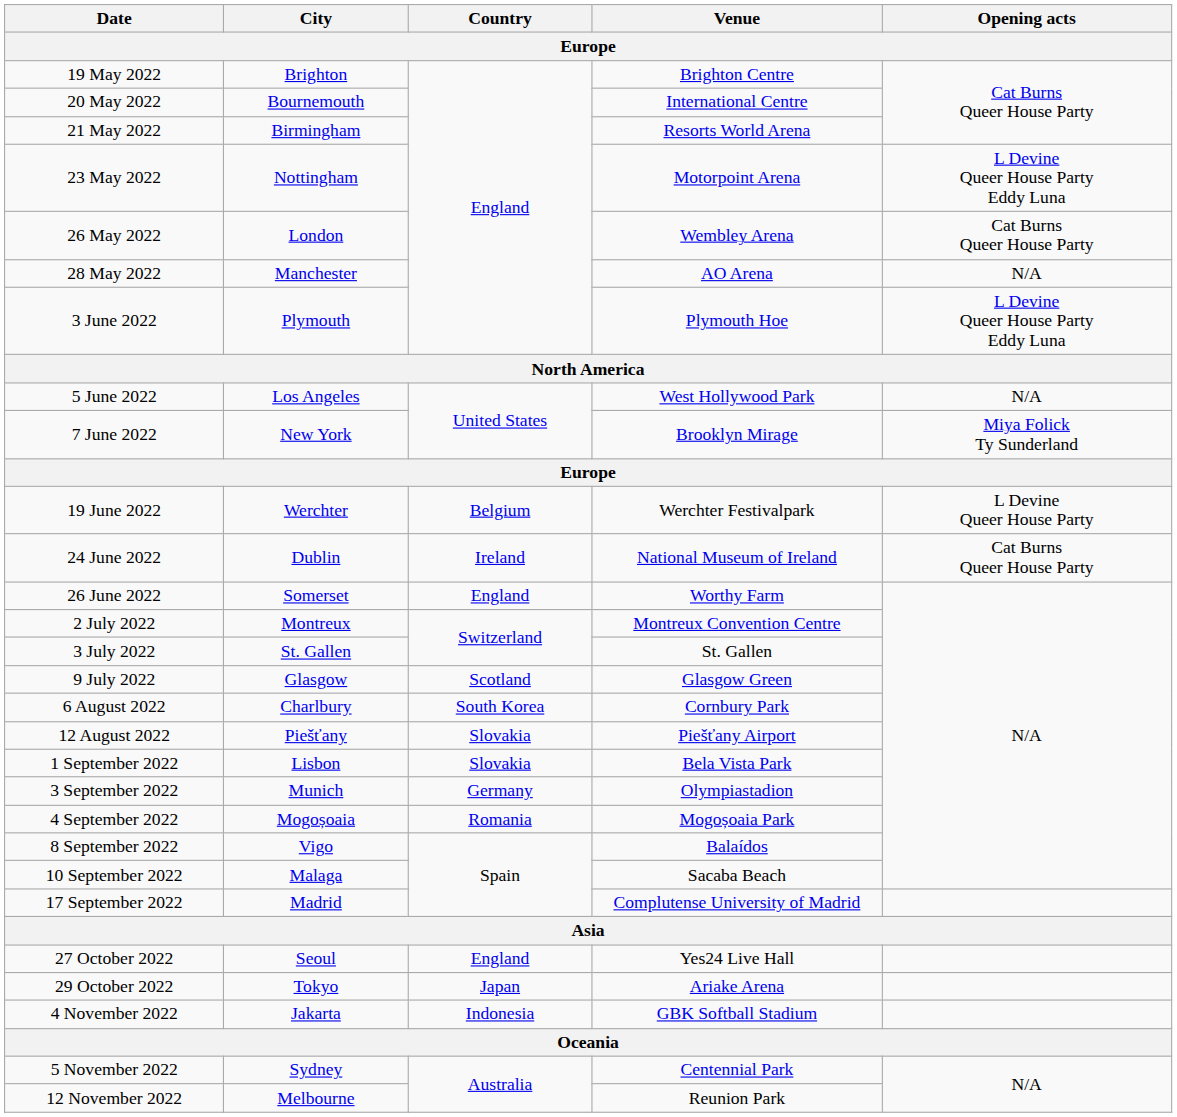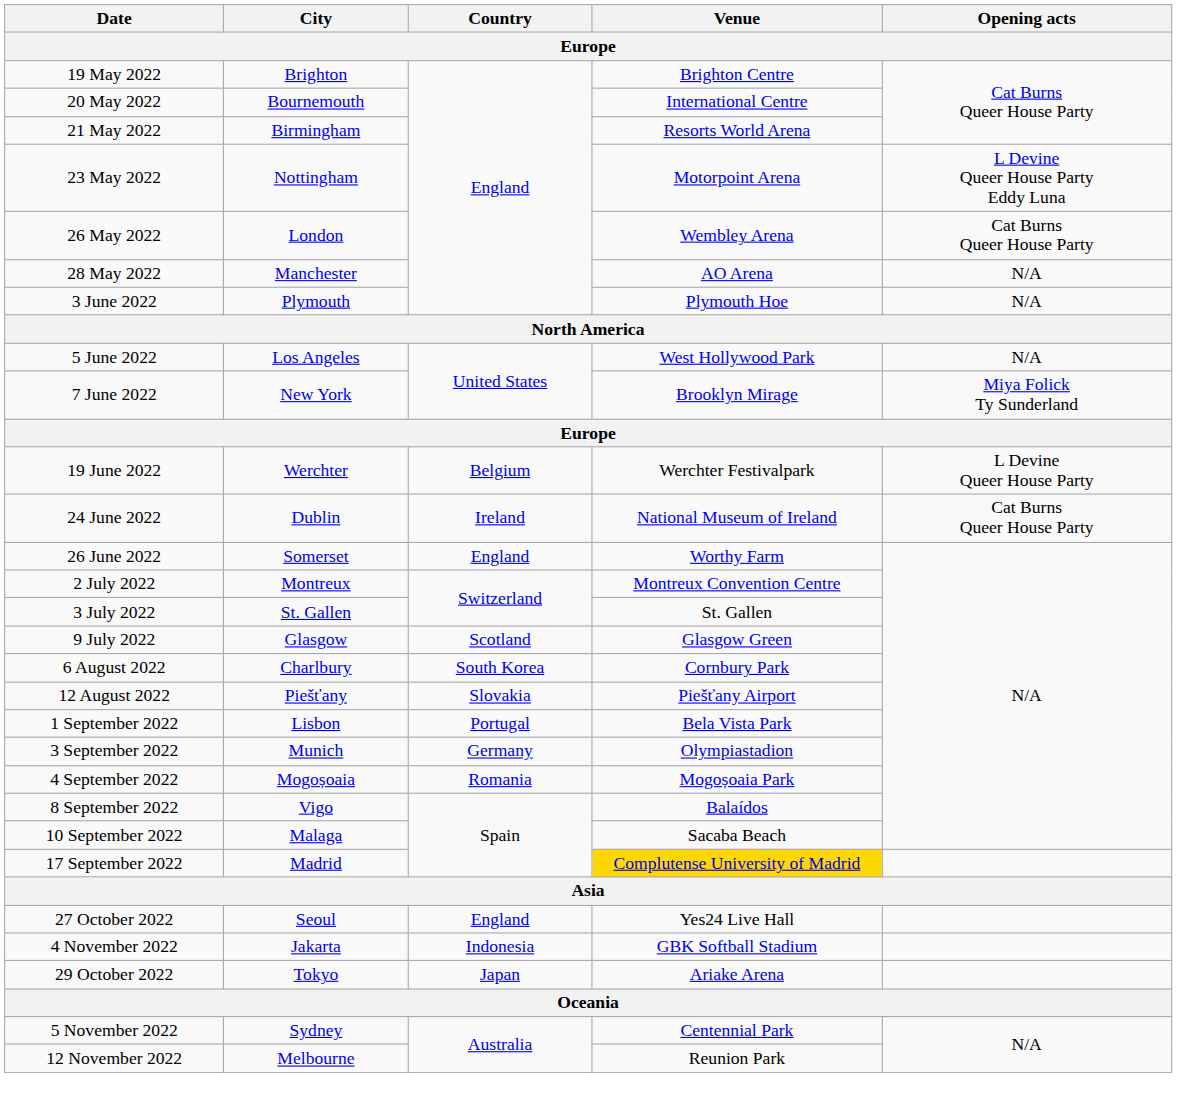(1027, 320) L Devine Queer House Party Eddy Luna -> (1027, 301) N/A
(500, 763) Slovakia -> (500, 723) Portugal
(737, 902) no background -> (737, 862) gold background
rows swapped: (114, 986) <-> (114, 1014)
